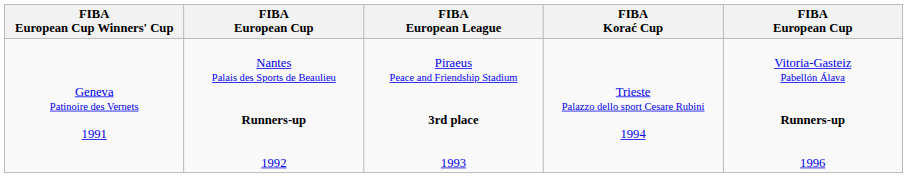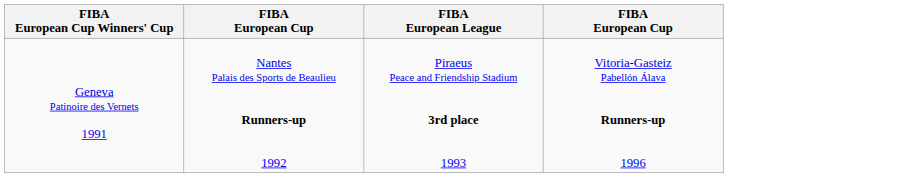- column: (633, 21)
